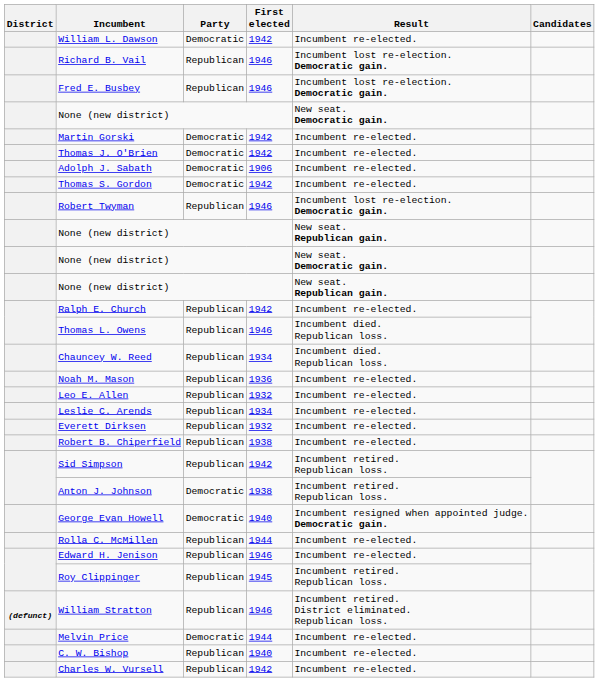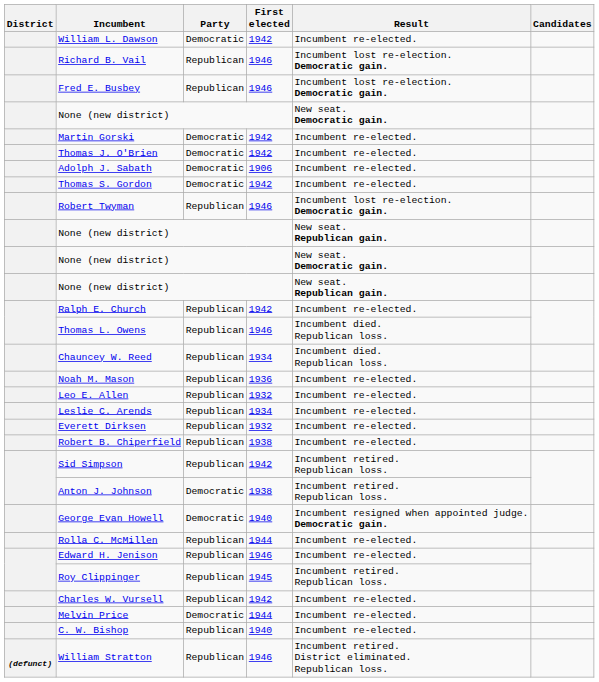rows swapped: (111, 669) <-> (105, 610)
